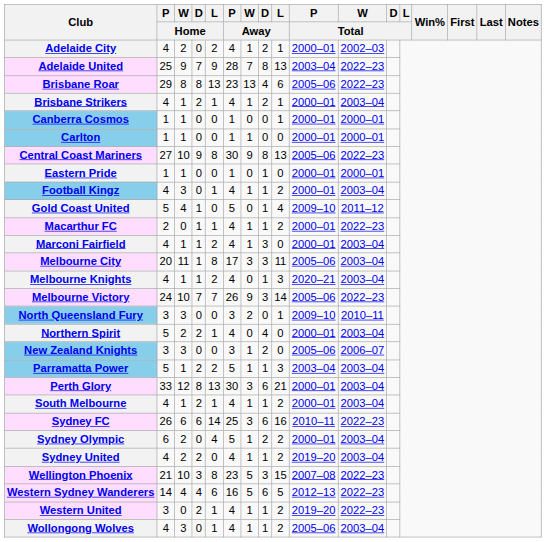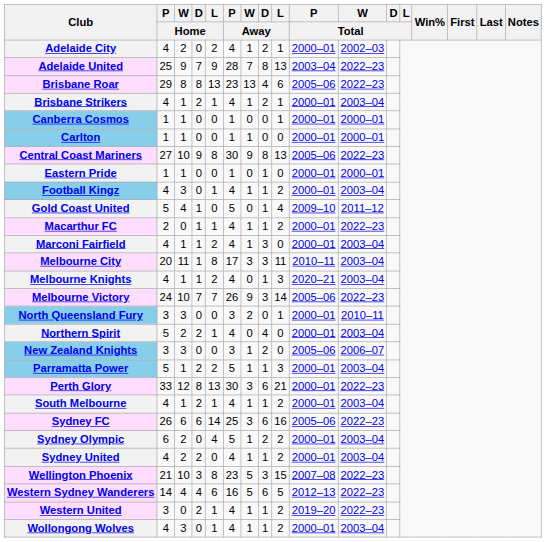(314, 262) 2005–06 -> (314, 262) 2010–11
(314, 315) 2009–10 -> (314, 315) 2000–01
(314, 368) 2003–04 -> (314, 368) 2000–01
(362, 386) 2003–04 -> (362, 386) 2022–23
(314, 421) 2010–11 -> (314, 421) 2005–06
(314, 457) 2019–20 -> (314, 457) 2000–01
(314, 528) 2005–06 -> (314, 528) 2000–01
